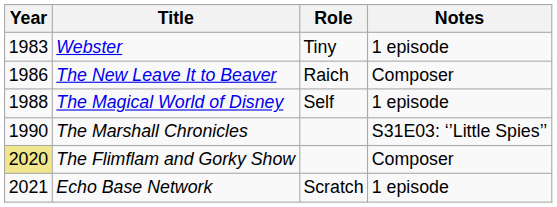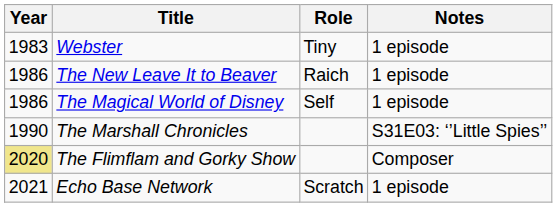(413, 74) Composer -> (410, 74) 1 episode
(28, 103) 1988 -> (28, 103) 1986
